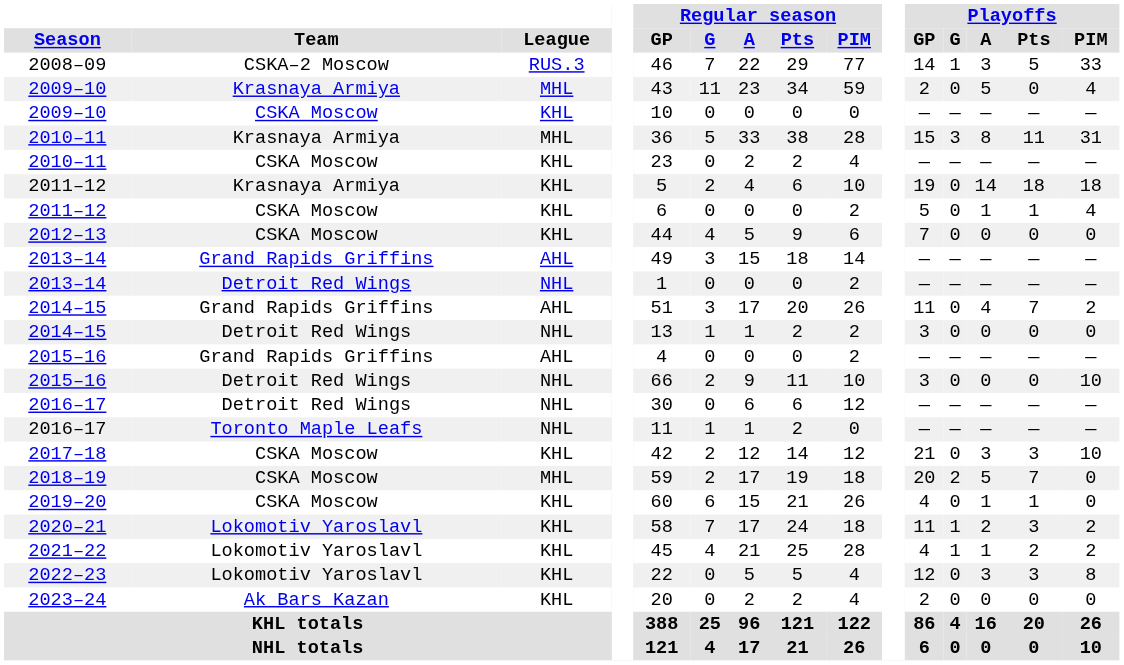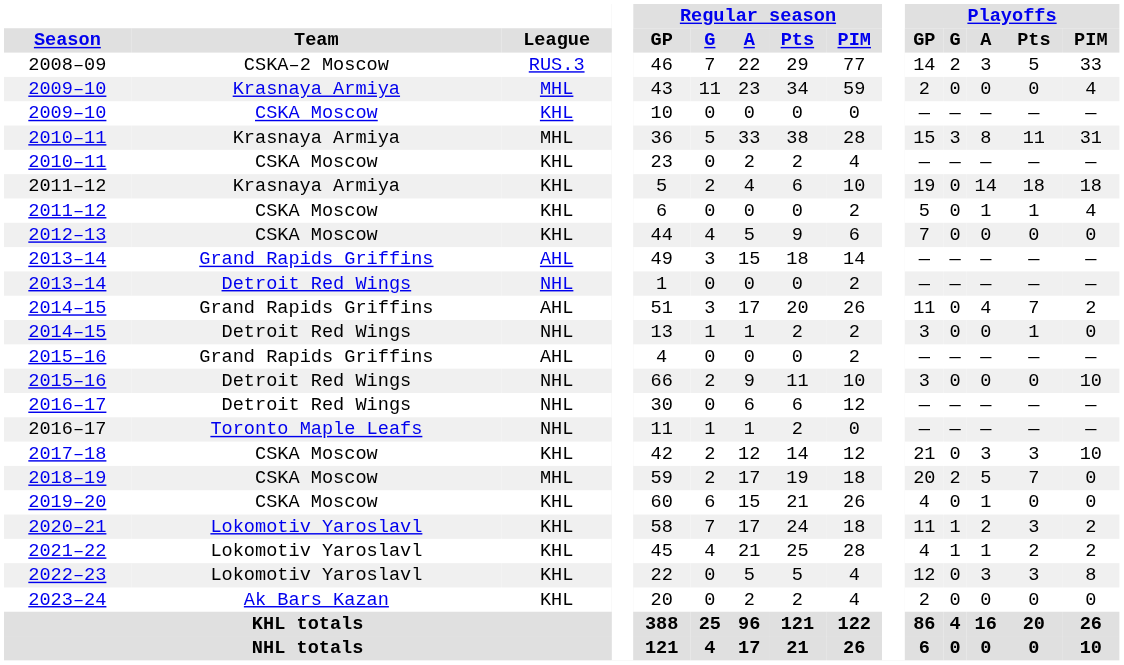(955, 65) 1 -> (955, 65) 2
(986, 89) 5 -> (986, 89) 0
(1034, 332) 0 -> (1034, 332) 1
(1034, 502) 1 -> (1034, 502) 0
